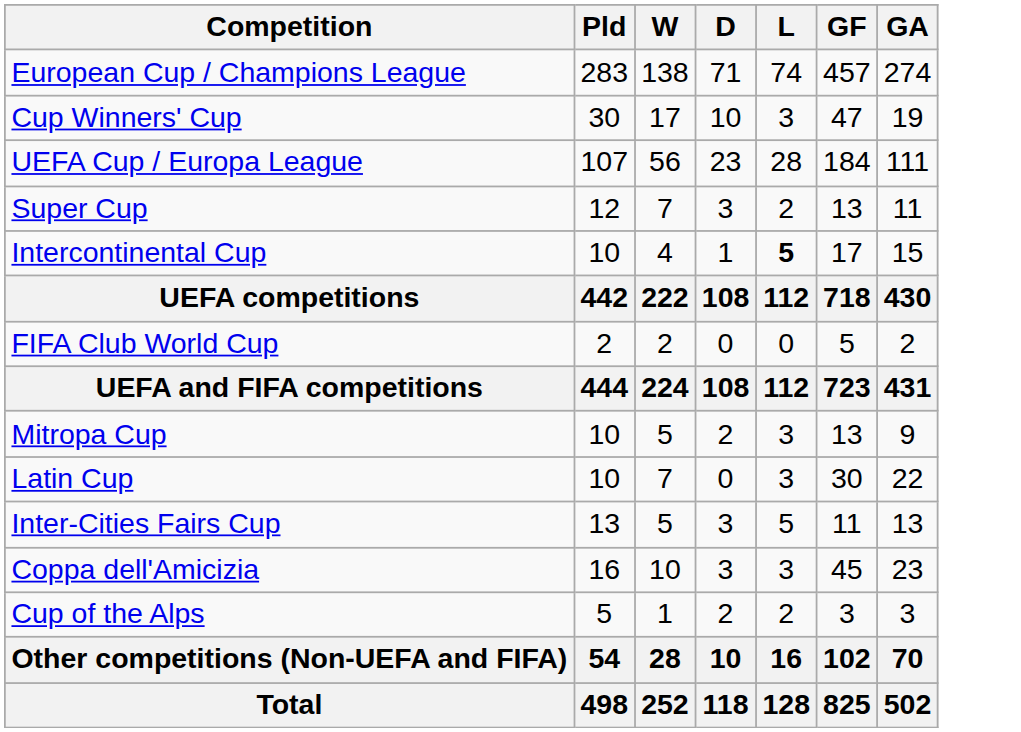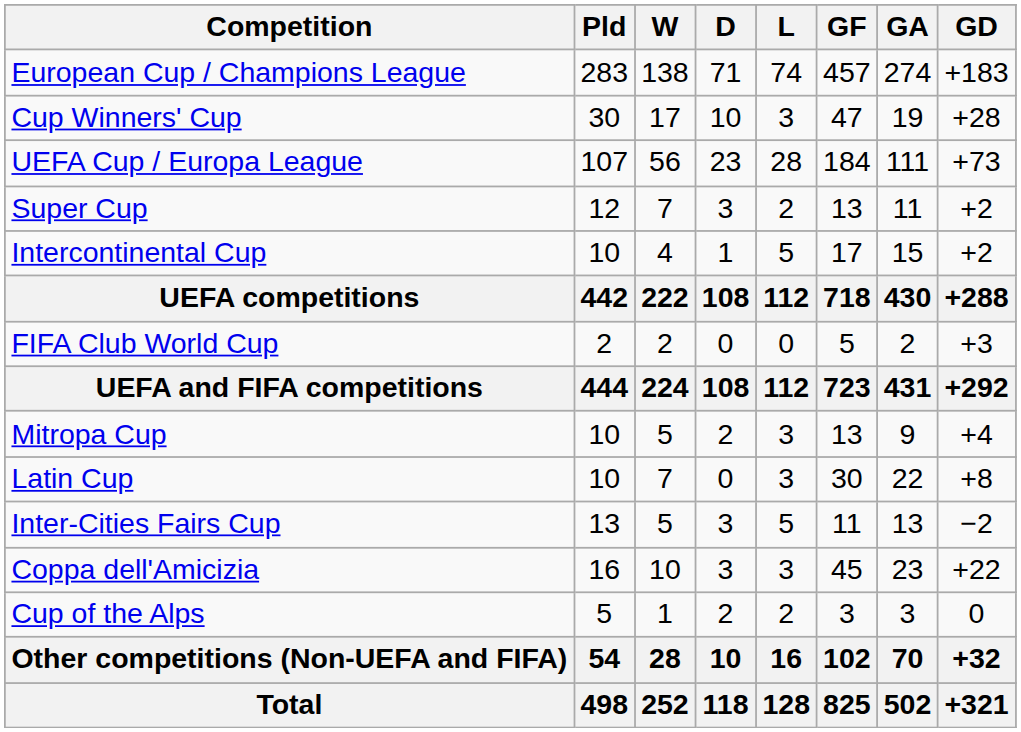+ column: (976, 27)
(786, 252) bold -> (786, 252) normal
